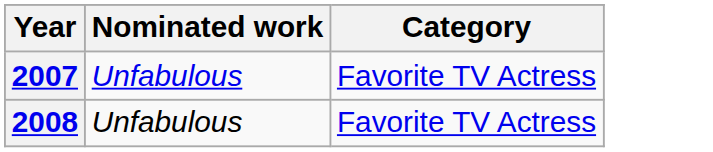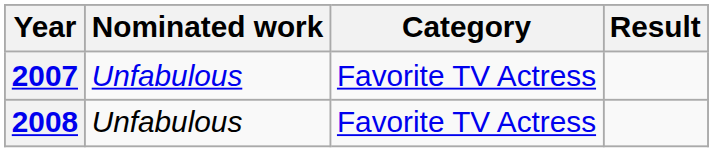+ column: (655, 28)
